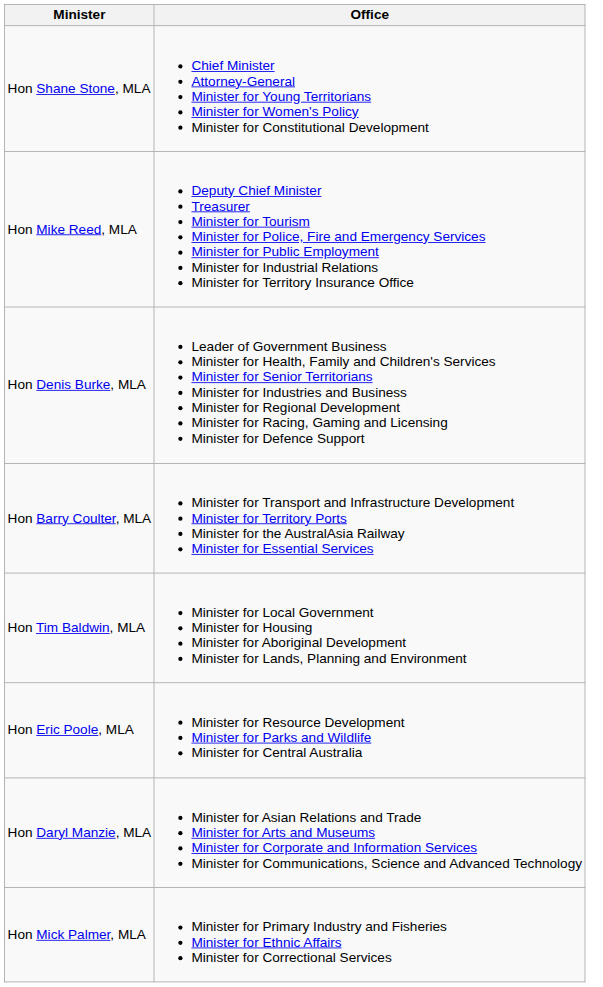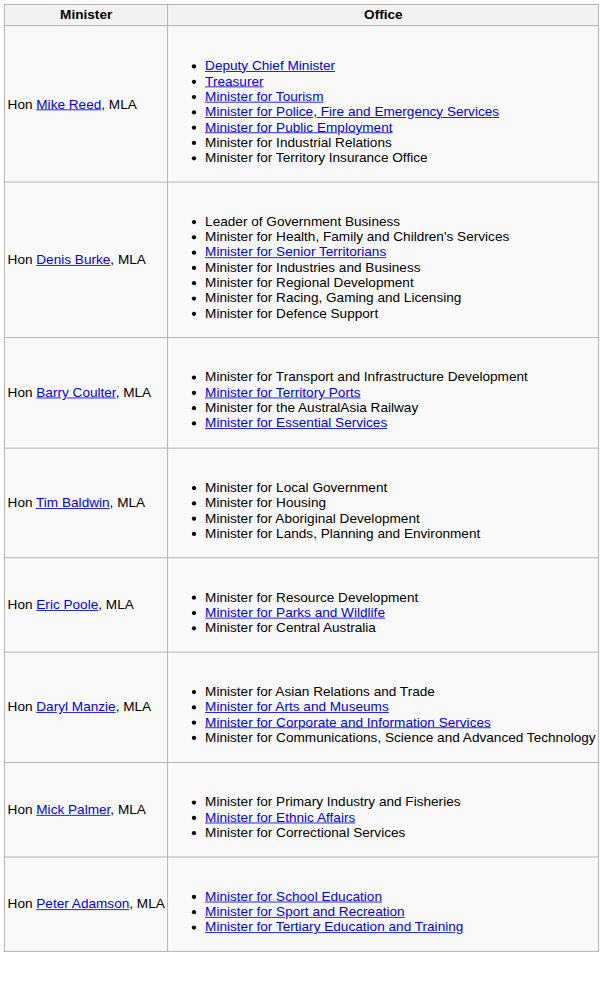- row: (79, 88)
+ row: (86, 904)
